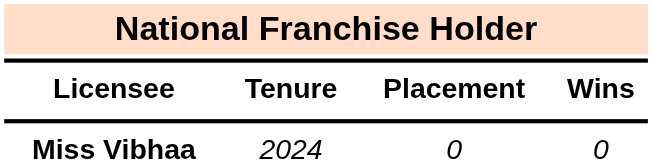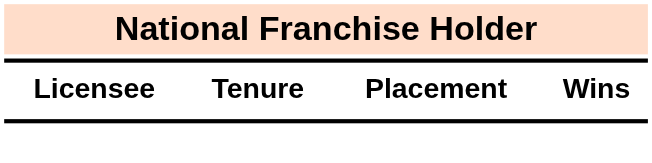- row: (114, 149)
